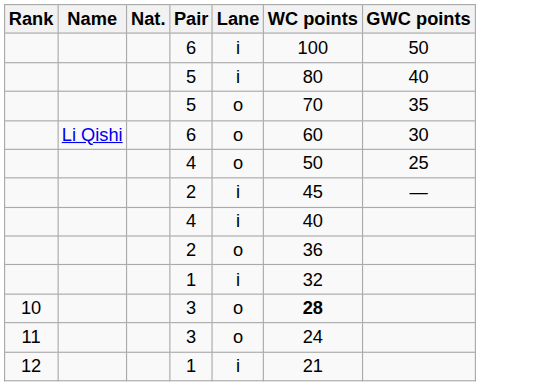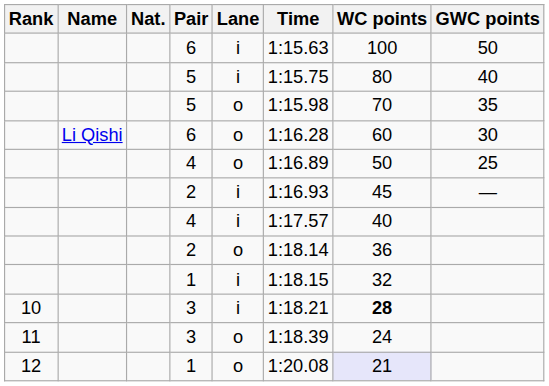+ column: (298, 18)
(238, 308) o -> (238, 308) i
(238, 366) i -> (238, 366) o
(313, 366) no background -> (382, 366) lavender background
